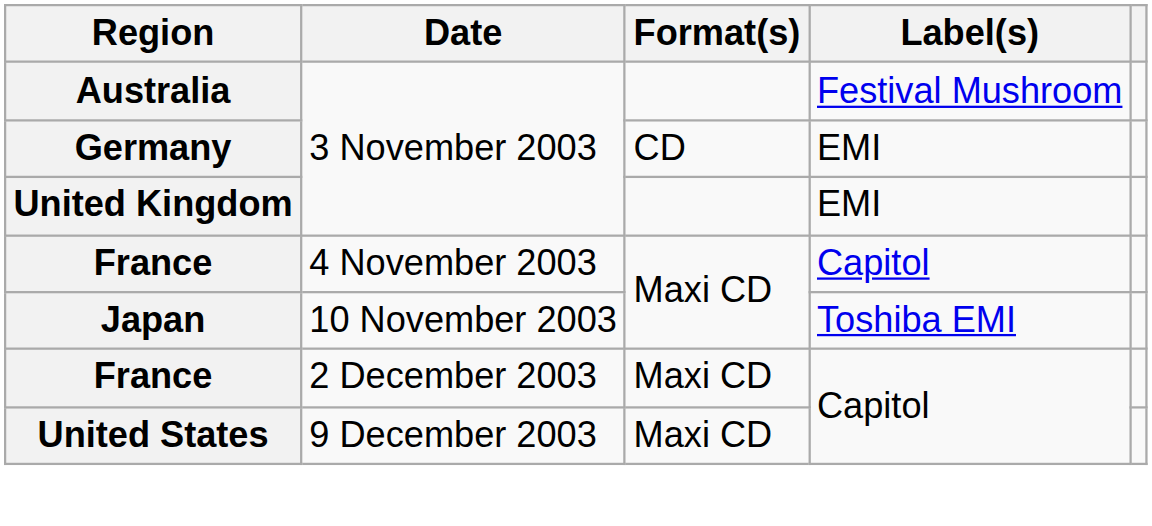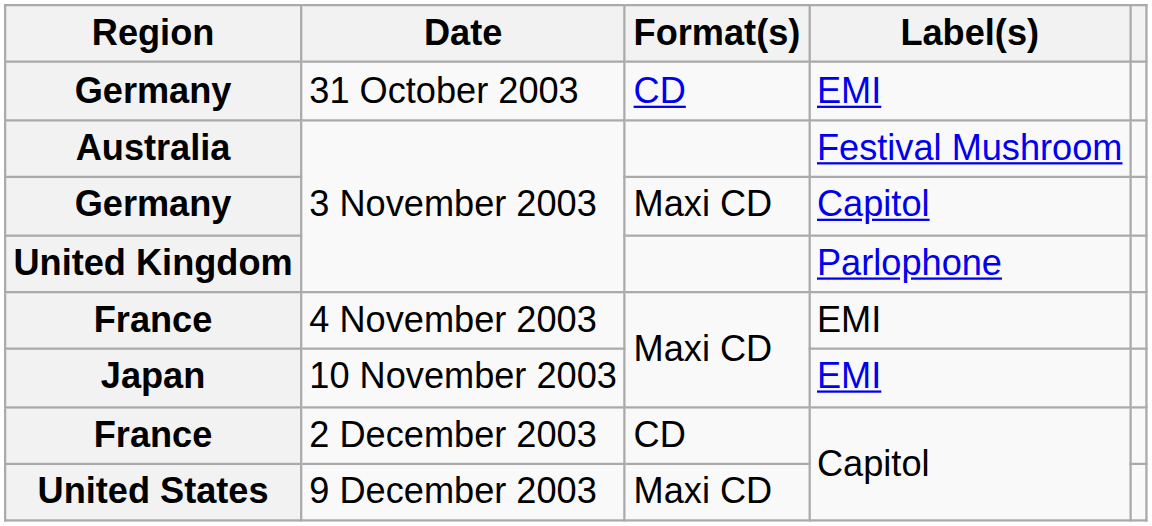+ row: (153, 90)
(660, 147) CD -> (703, 205) Maxi CD
(849, 147) EMI -> (873, 205) Capitol
(849, 205) EMI -> (909, 262) Parlophone
(873, 262) Capitol -> (849, 319) EMI
(916, 319) Toshiba EMI -> (849, 377) EMI
(703, 377) Maxi CD -> (660, 434) CD
